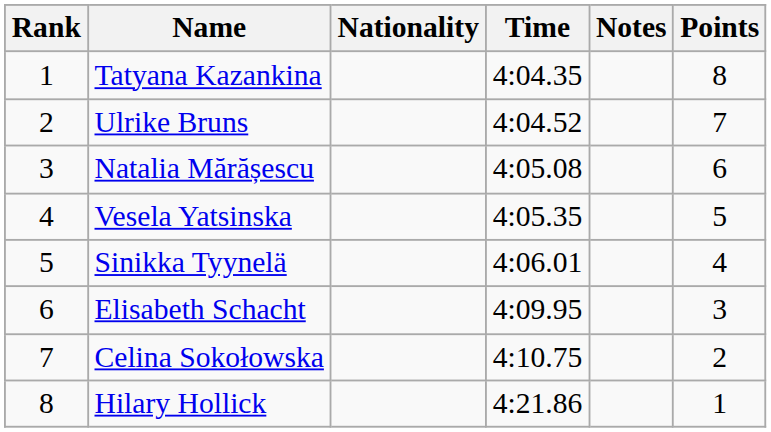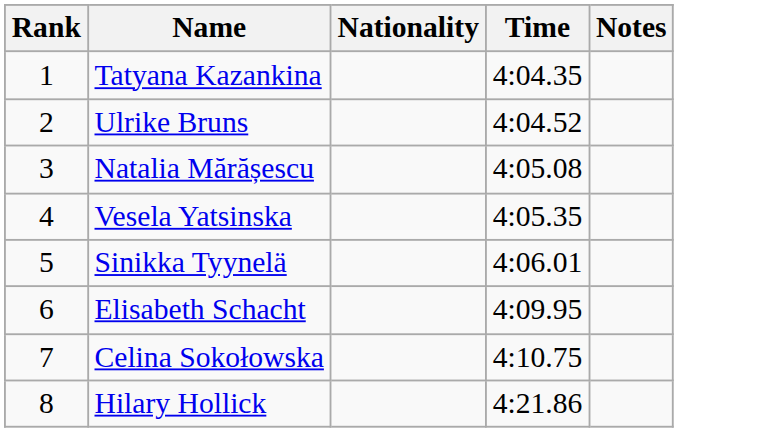- column: (720, 27)
